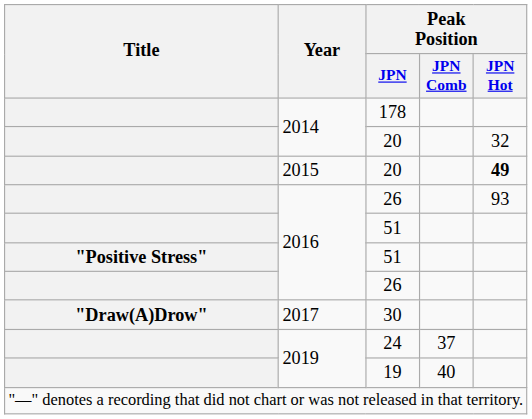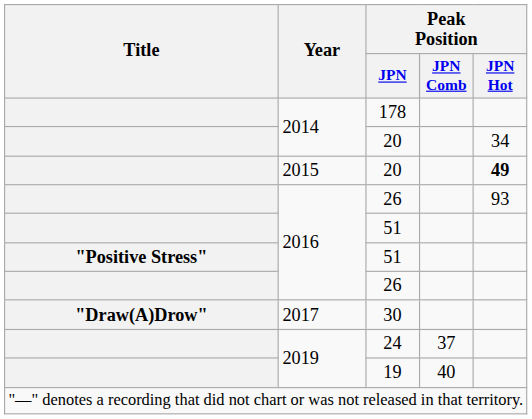(500, 141) 32 -> (500, 141) 34
